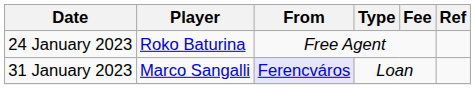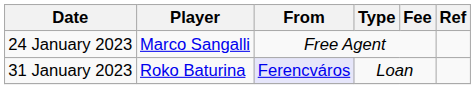(193, 44) Roko Baturina -> (195, 44) Marco Sangalli
(195, 70) Marco Sangalli -> (193, 70) Roko Baturina
